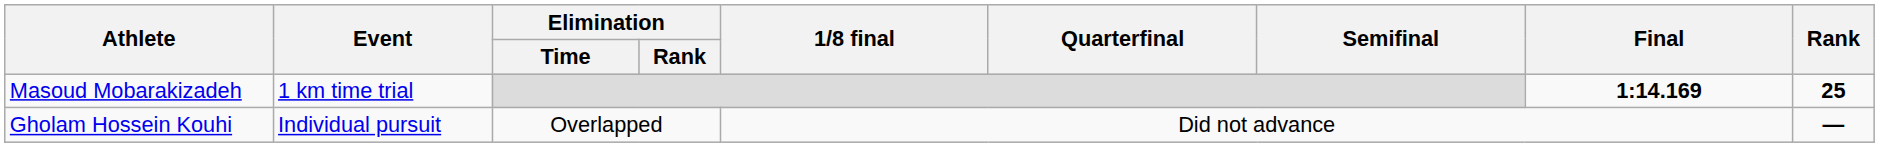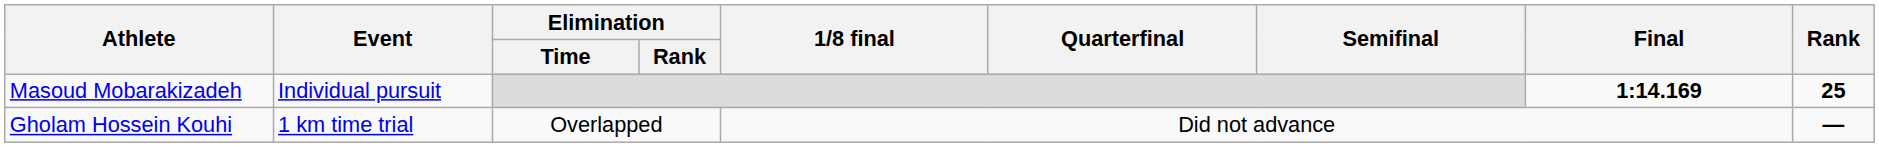(346, 91) 1 km time trial -> (360, 91) Individual pursuit
(360, 125) Individual pursuit -> (346, 125) 1 km time trial
